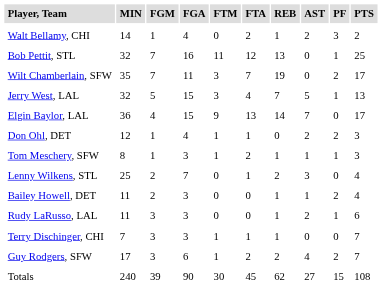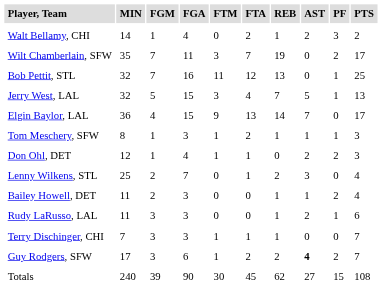rows swapped: (41, 55) <-> (60, 75)
rows swapped: (53, 155) <-> (39, 135)
(307, 256) normal -> (307, 256) bold
